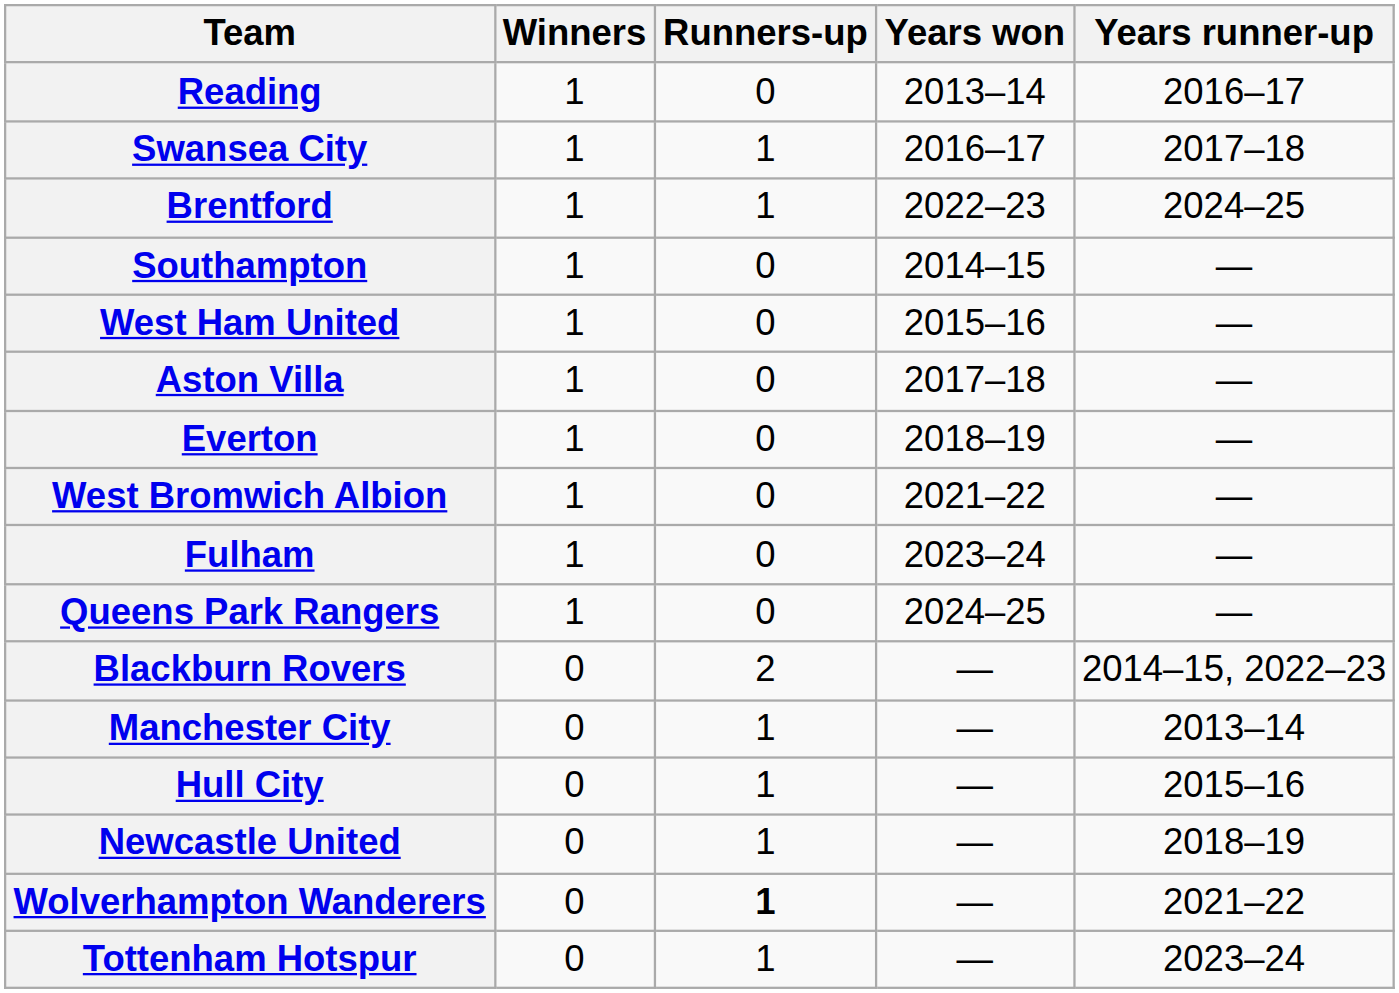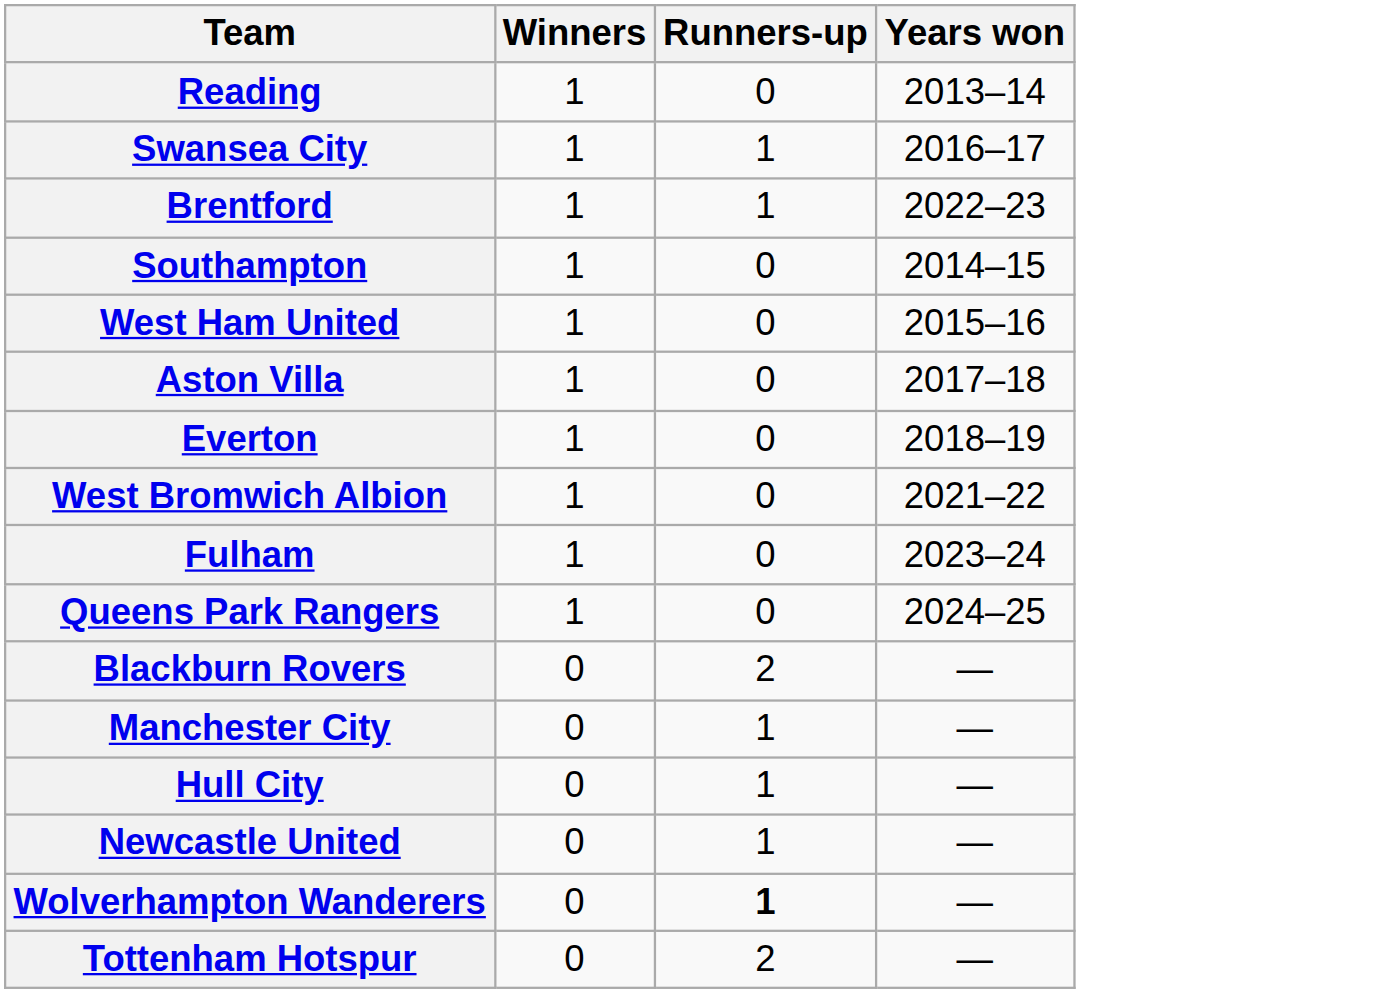- column: (1234, 33)
(765, 959) 1 -> (765, 959) 2
